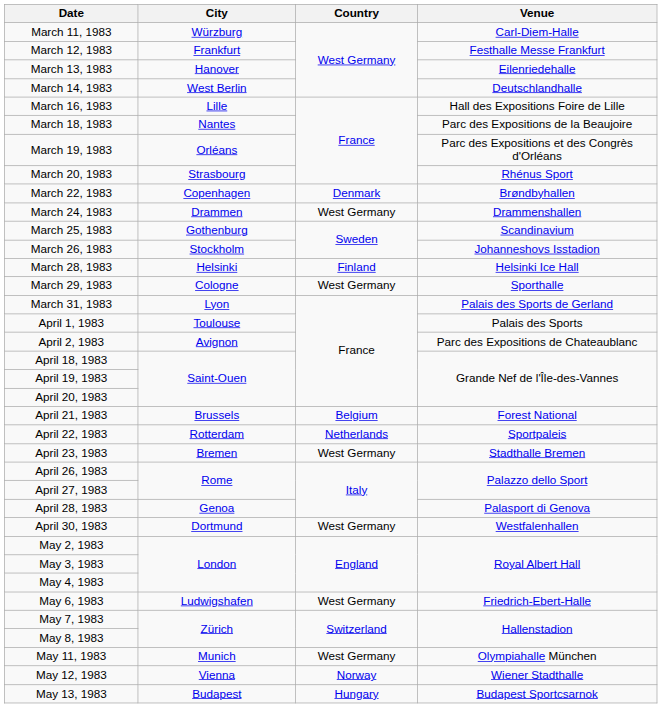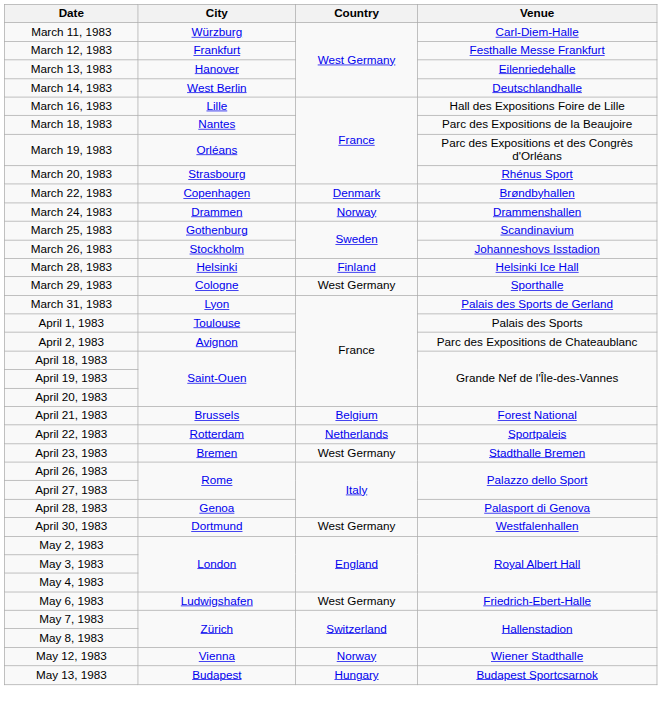(357, 212) West Germany -> (357, 212) Norway
- row: (71, 656)
